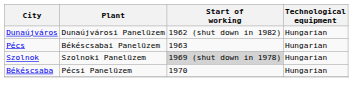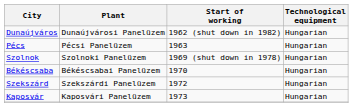(111, 45) Békéscsabai Panelüzem -> (97, 45) Pécsi Panelüzem
(225, 58) lightgrey background -> (225, 58) no background
(97, 71) Pécsi Panelüzem -> (111, 71) Békéscsabai Panelüzem
+ row: (27, 83)
+ row: (25, 96)
